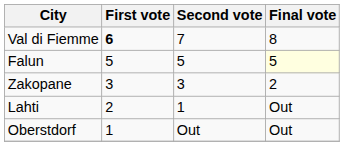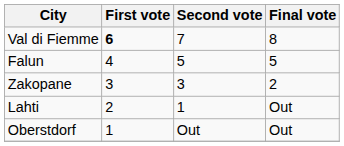(109, 61) 5 -> (109, 61) 4
(273, 61) lightyellow background -> (273, 61) no background
